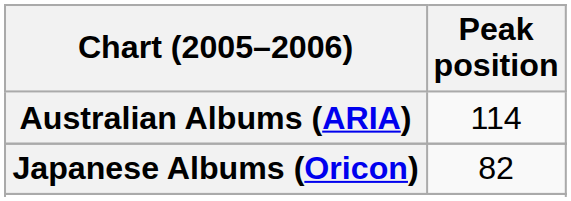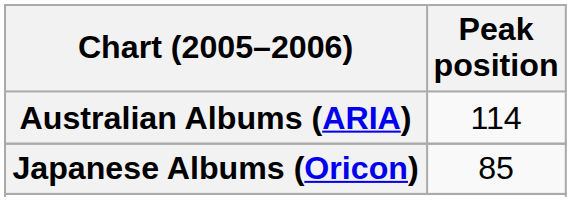(496, 168) 82 -> (496, 168) 85
